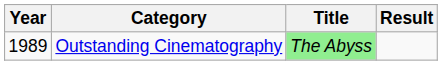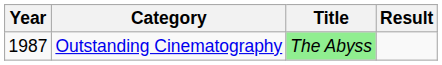(28, 45) 1989 -> (28, 45) 1987
